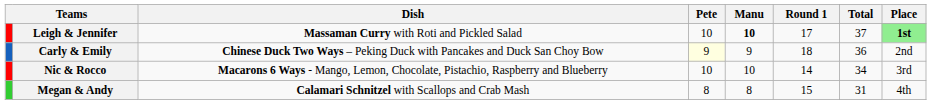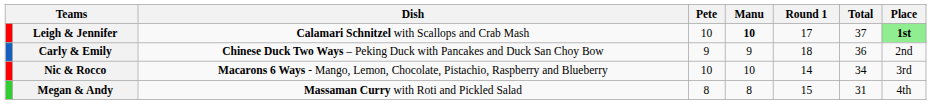(413, 33) Massaman Curry with Roti and Pickled Salad -> (413, 33) Calamari Schnitzel with Scallops and Crab Mash
(706, 52) lightyellow background -> (706, 52) no background
(413, 90) Calamari Schnitzel with Scallops and Crab Mash -> (413, 90) Massaman Curry with Roti and Pickled Salad
